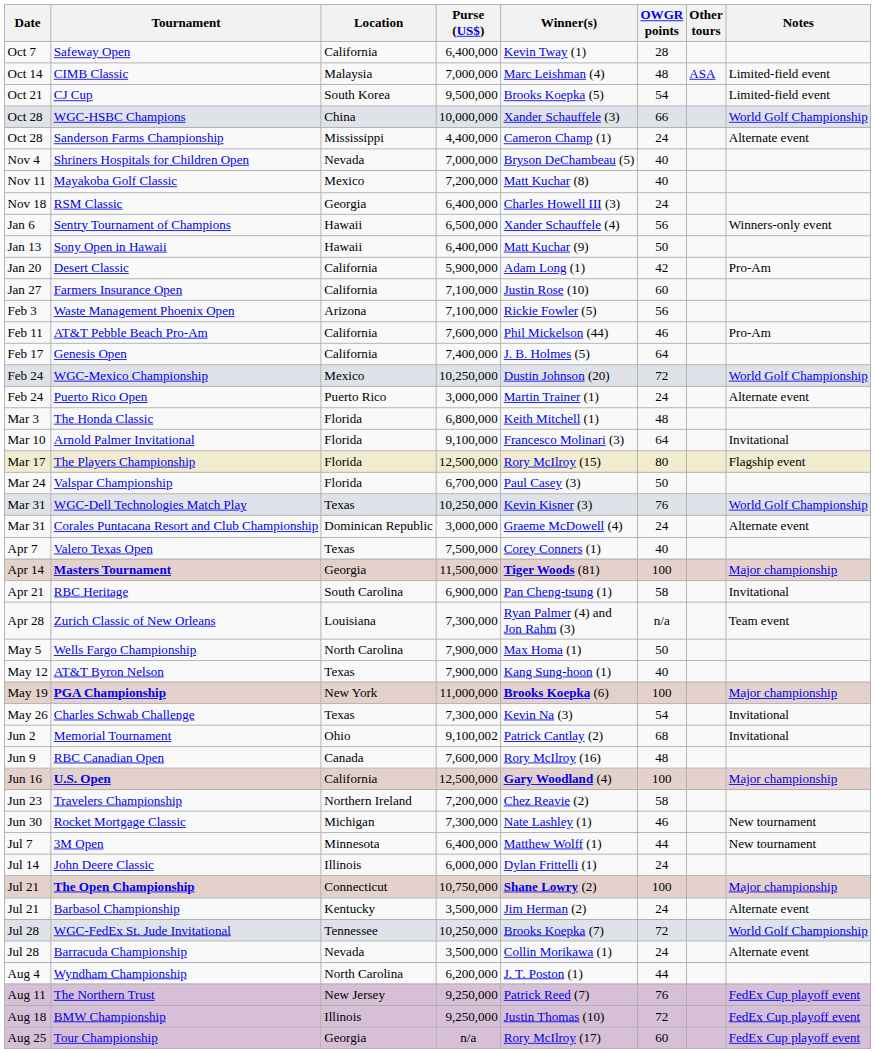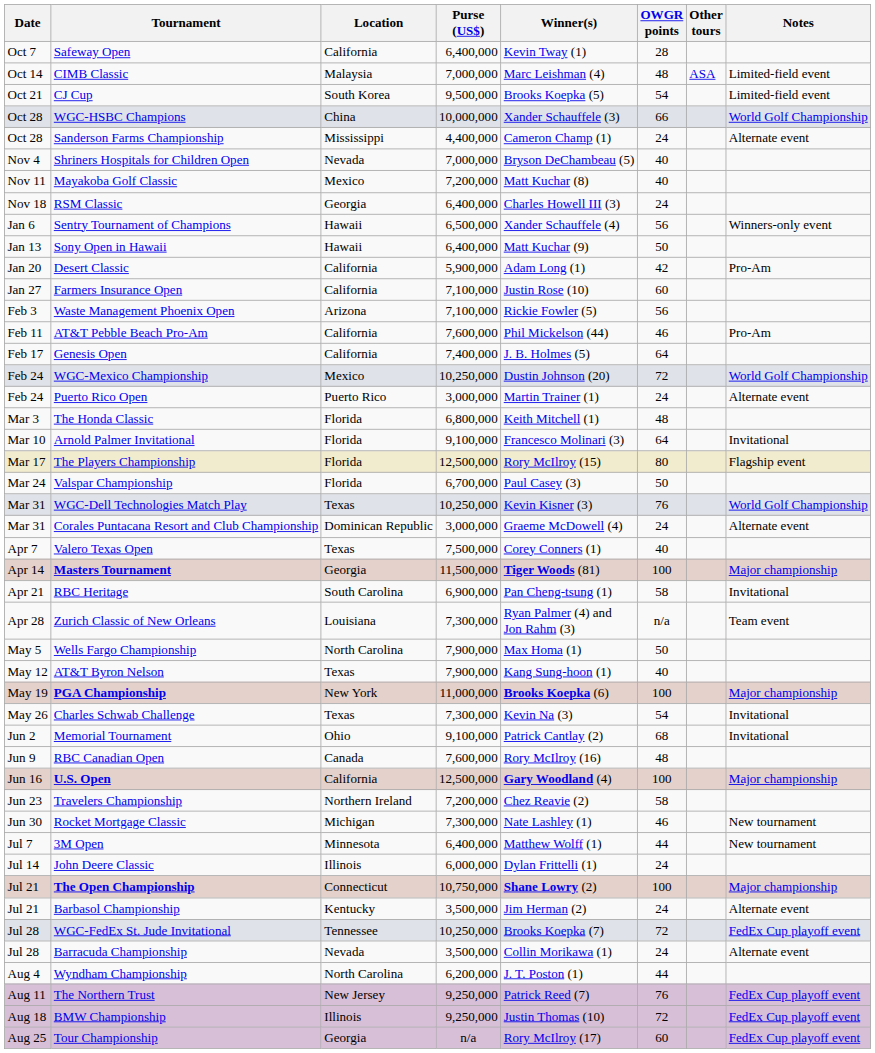(472, 736) 9,100,002 -> (472, 736) 9,100,000
(798, 930) World Golf Championship -> (794, 930) FedEx Cup playoff event
